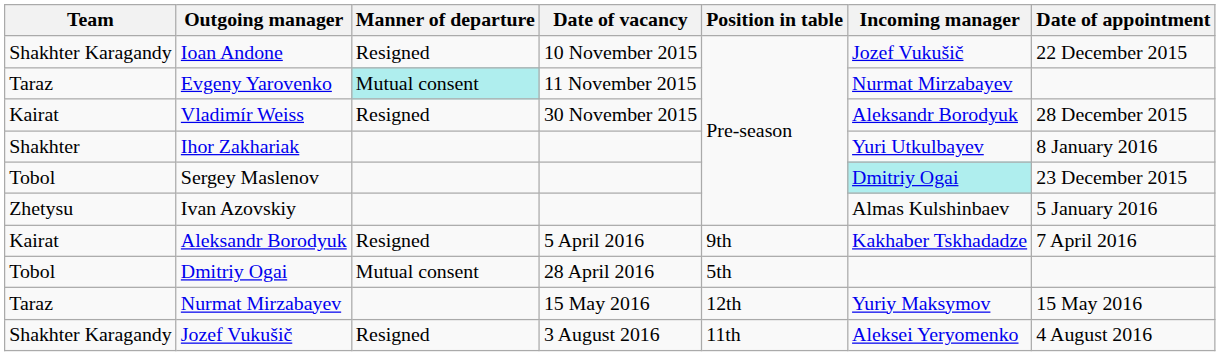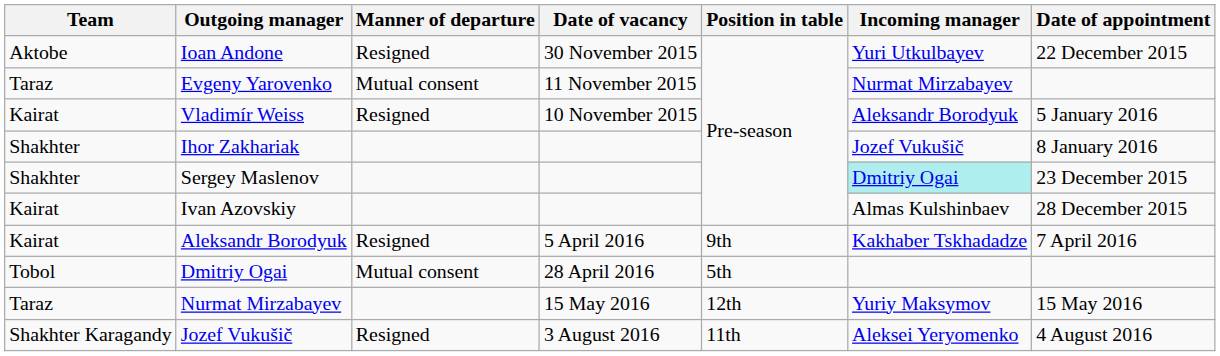(90, 51) Shakhter Karagandy -> (38, 51) Aktobe
(621, 51) 10 November 2015 -> (621, 51) 30 November 2015
(908, 51) Jozef Vukušič -> (918, 51) Yuri Utkulbayev
(417, 83) paleturquoise background -> (417, 83) no background
(621, 114) 30 November 2015 -> (621, 114) 10 November 2015
(1112, 114) 28 December 2015 -> (1097, 114) 5 January 2016
(918, 146) Yuri Utkulbayev -> (908, 146) Jozef Vukušič
(32, 177) Tobol -> (44, 177) Shakhter
(41, 209) Zhetysu -> (34, 209) Kairat
(1097, 209) 5 January 2016 -> (1112, 209) 28 December 2015
